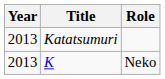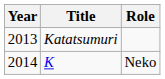(23, 62) 2013 -> (23, 62) 2014
